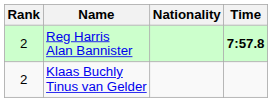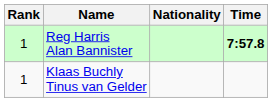(24, 43) 2 -> (24, 43) 1
(24, 79) 2 -> (24, 79) 1
